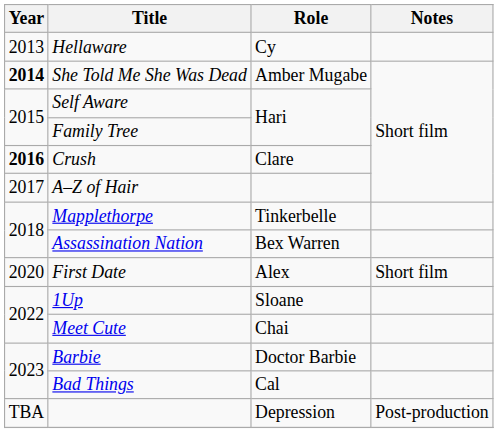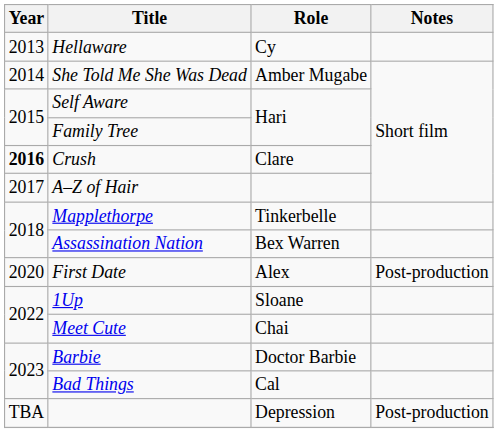(26, 74) bold -> (26, 74) normal
(411, 272) Short film -> (432, 272) Post-production
